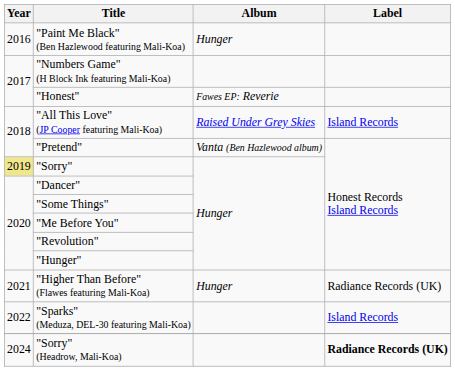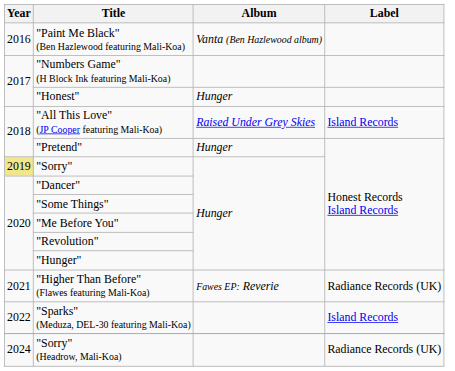(214, 39) Hunger -> (259, 39) Vanta (Ben Hazlewood album)
(237, 96) Fawes EP: Reverie -> (214, 96) Hunger
(259, 147) Vanta (Ben Hazlewood album) -> (214, 147) Hunger
(214, 285) Hunger -> (237, 285) Fawes EP: Reverie
(388, 350) bold -> (384, 350) normal
